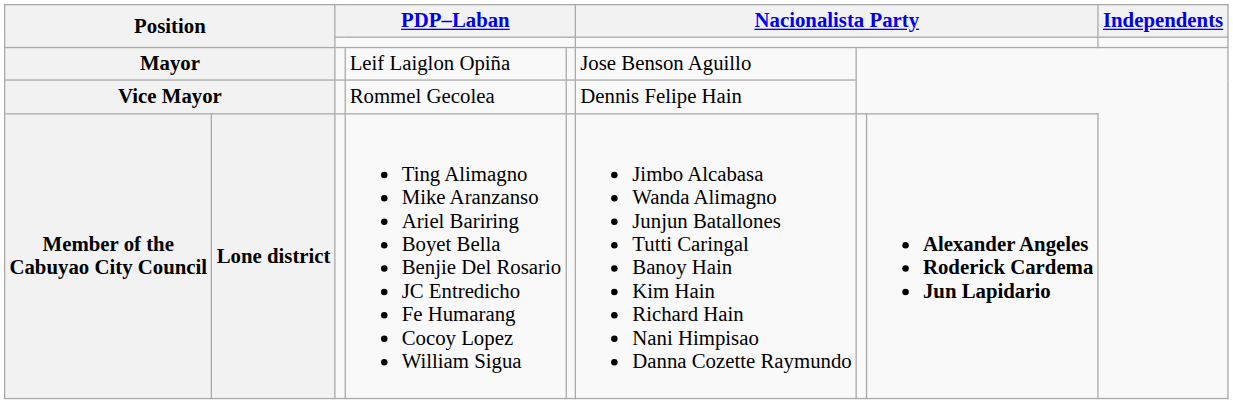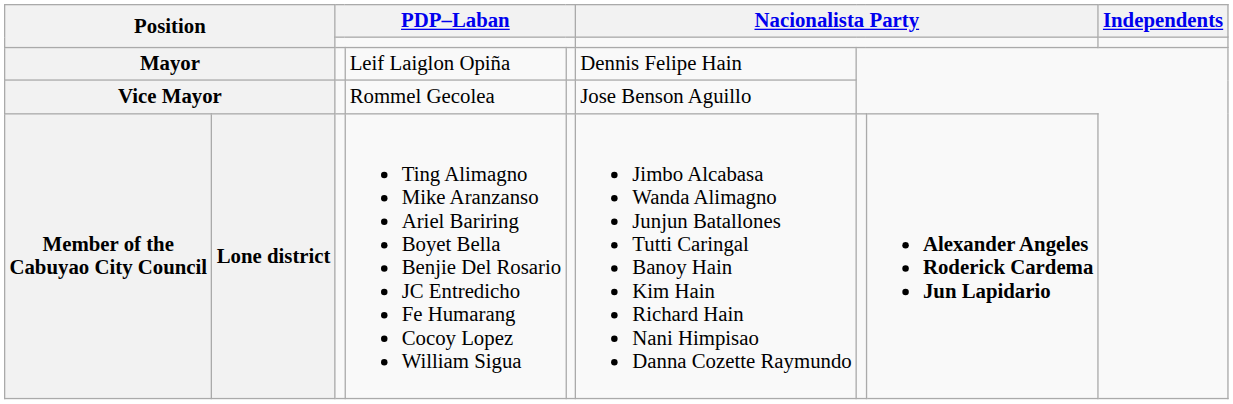(666, 63) Jose Benson Aguillo -> (661, 63) Dennis Felipe Hain
(661, 96) Dennis Felipe Hain -> (666, 96) Jose Benson Aguillo
